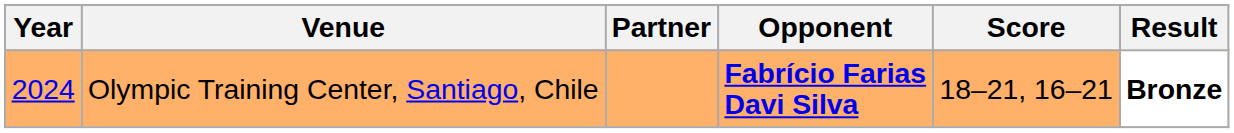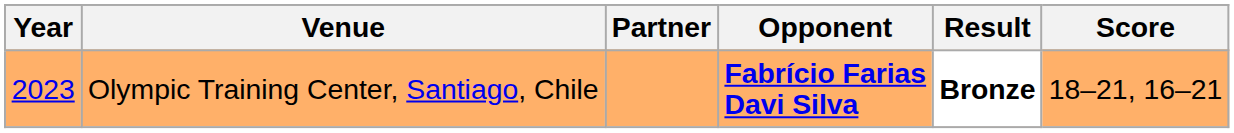columns swapped: (1026, 28) <-> (1174, 28)
(43, 88) 2024 -> (43, 88) 2023
